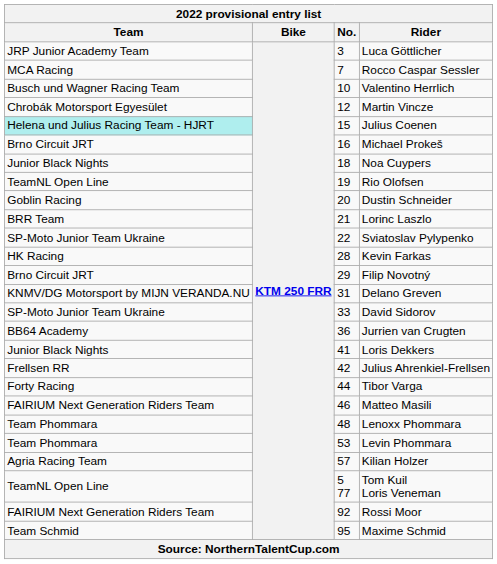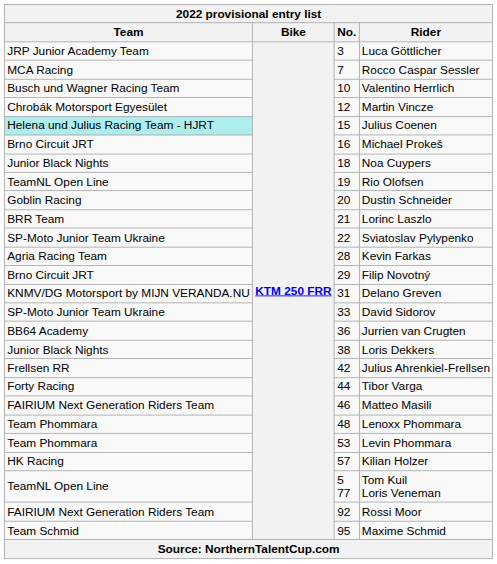(36, 256) HK Racing -> (57, 256) Agria Racing Team
(344, 349) 41 -> (344, 349) 38
(57, 461) Agria Racing Team -> (36, 461) HK Racing
